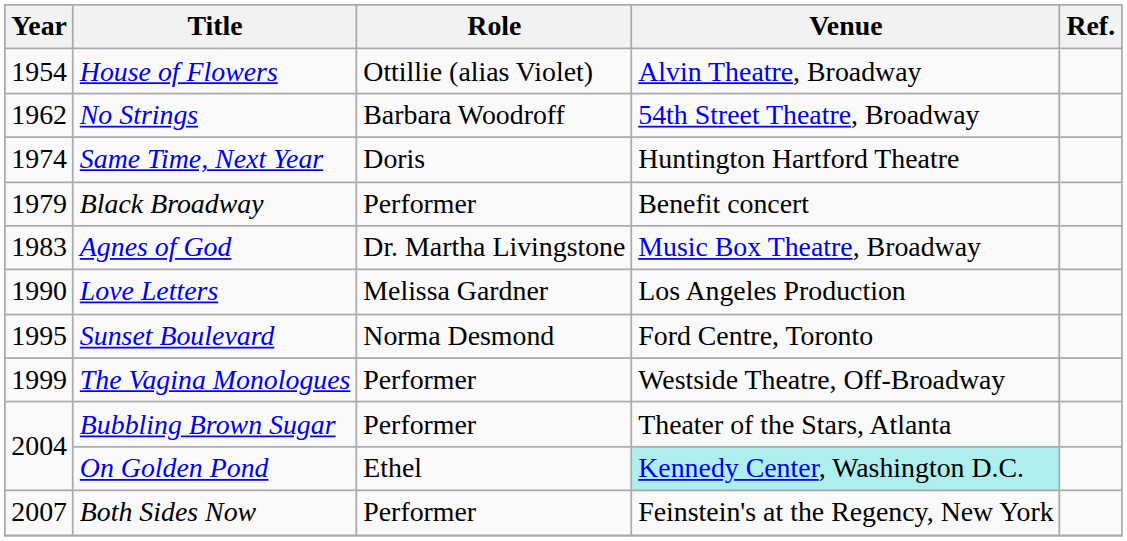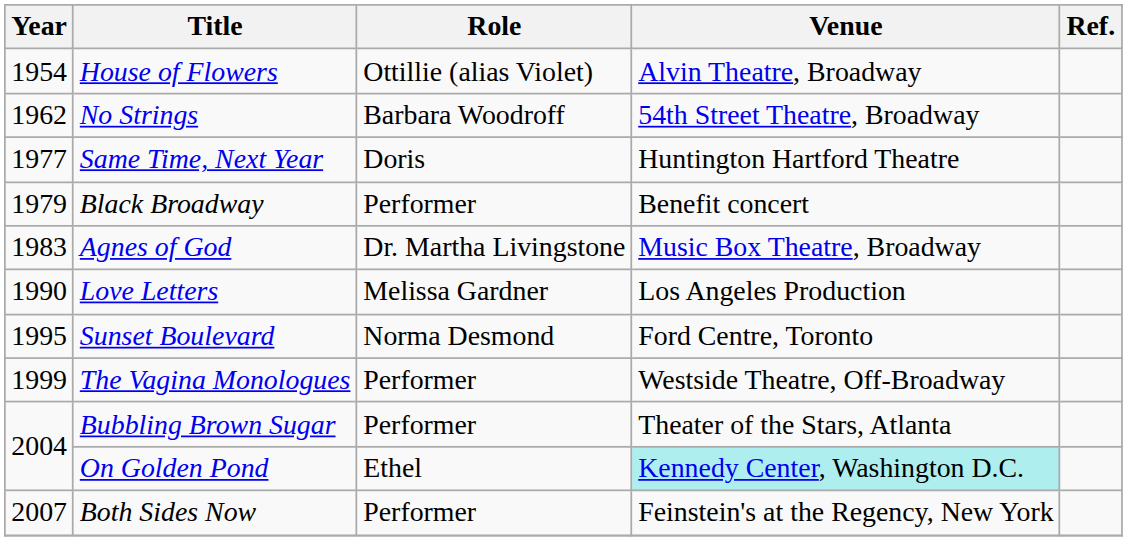(39, 159) 1974 -> (39, 159) 1977
